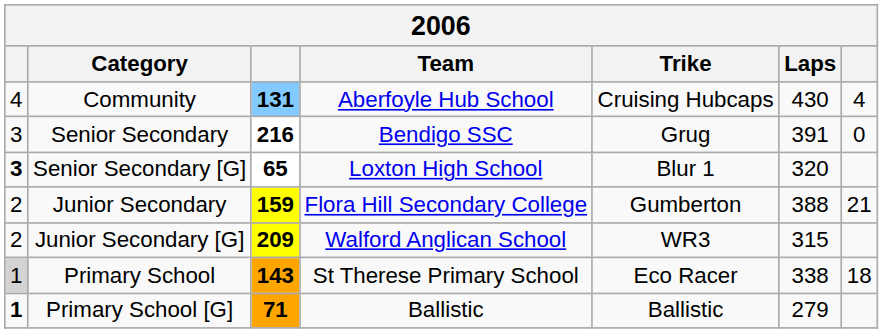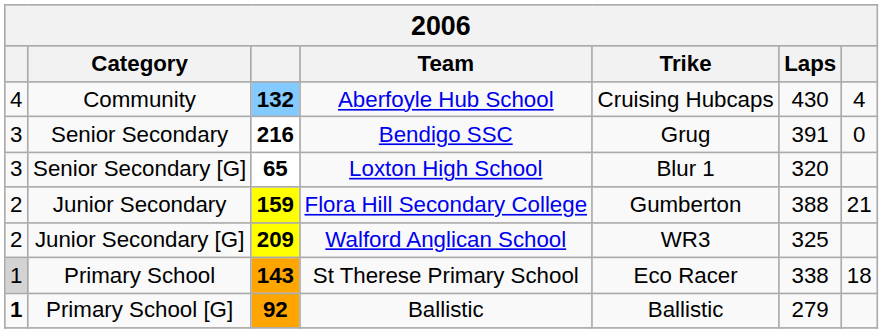(275, 99) 131 -> (275, 99) 132
(16, 169) bold -> (16, 169) normal
(810, 239) 315 -> (810, 239) 325
(275, 310) 71 -> (275, 310) 92
